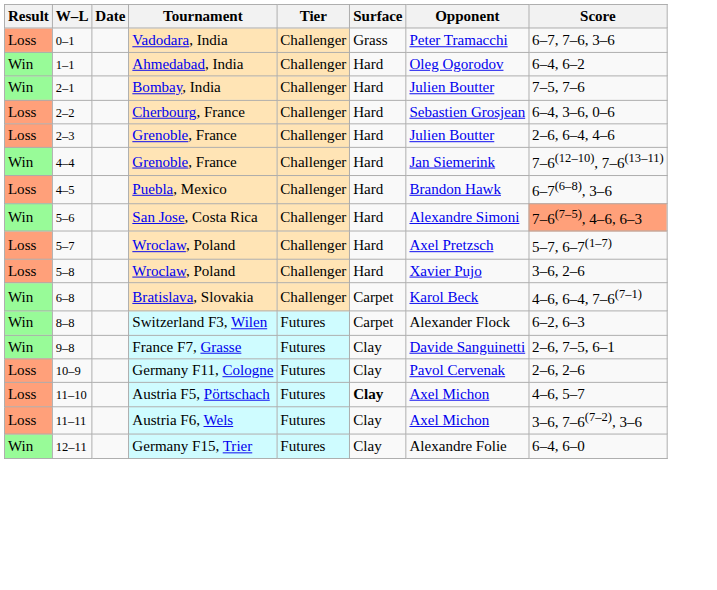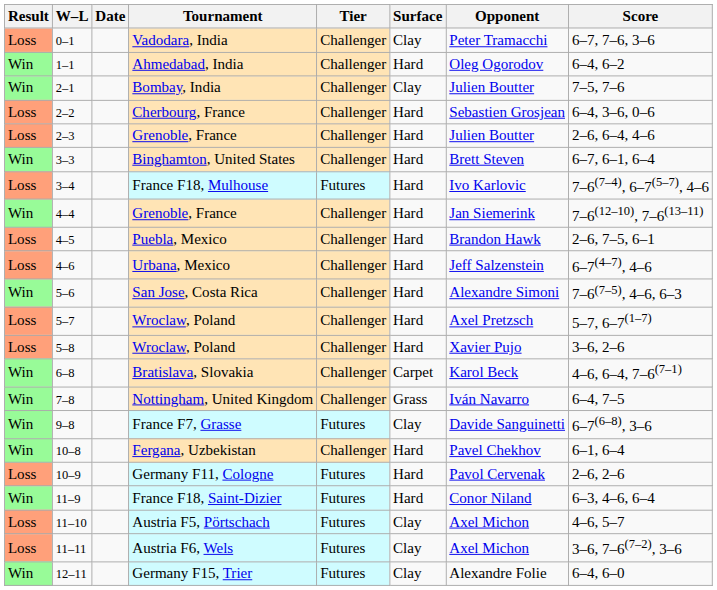(370, 40) Grass -> (407, 40) Clay
(368, 87) Hard -> (407, 87) Clay
+ row: (65, 160)
+ row: (65, 186)
(572, 189) 6–7(6–8), 3–6 -> (613, 239) 2–6, 7–5, 6–1
+ row: (65, 266)
(587, 217) lightsalmon background -> (627, 293) no background
+ row: (65, 399)
- row: (65, 323)
(573, 346) 2–6, 7–5, 6–1 -> (612, 424) 6–7(6–8), 3–6
+ row: (68, 451)
(367, 370) Clay -> (408, 474) Hard
+ row: (68, 499)
(368, 394) bold -> (407, 521) normal
